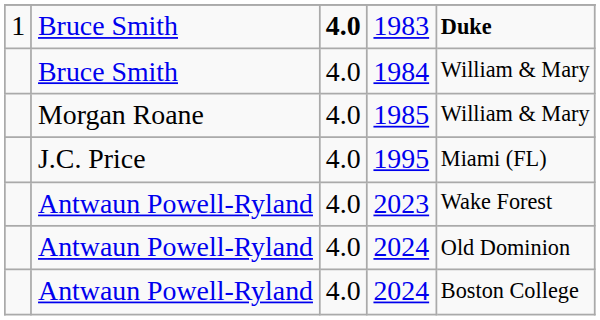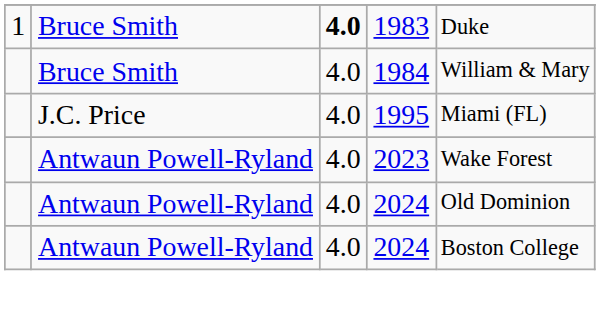(466, 26) bold -> (465, 26) normal
- row: (121, 114)
